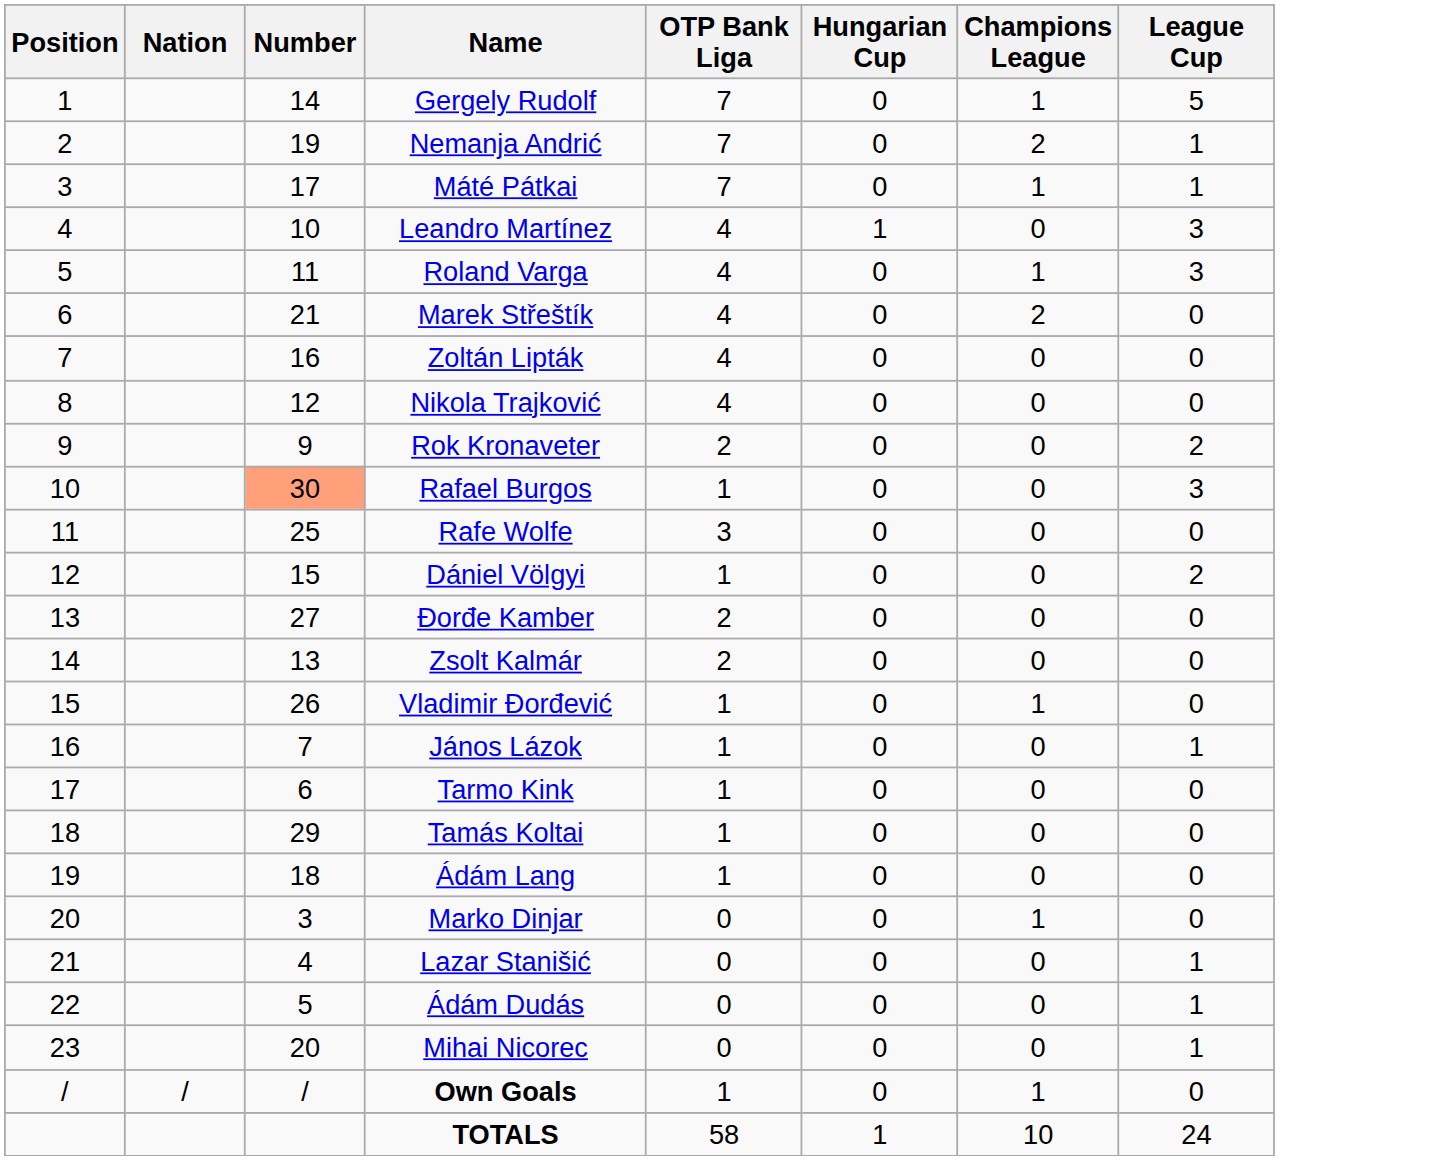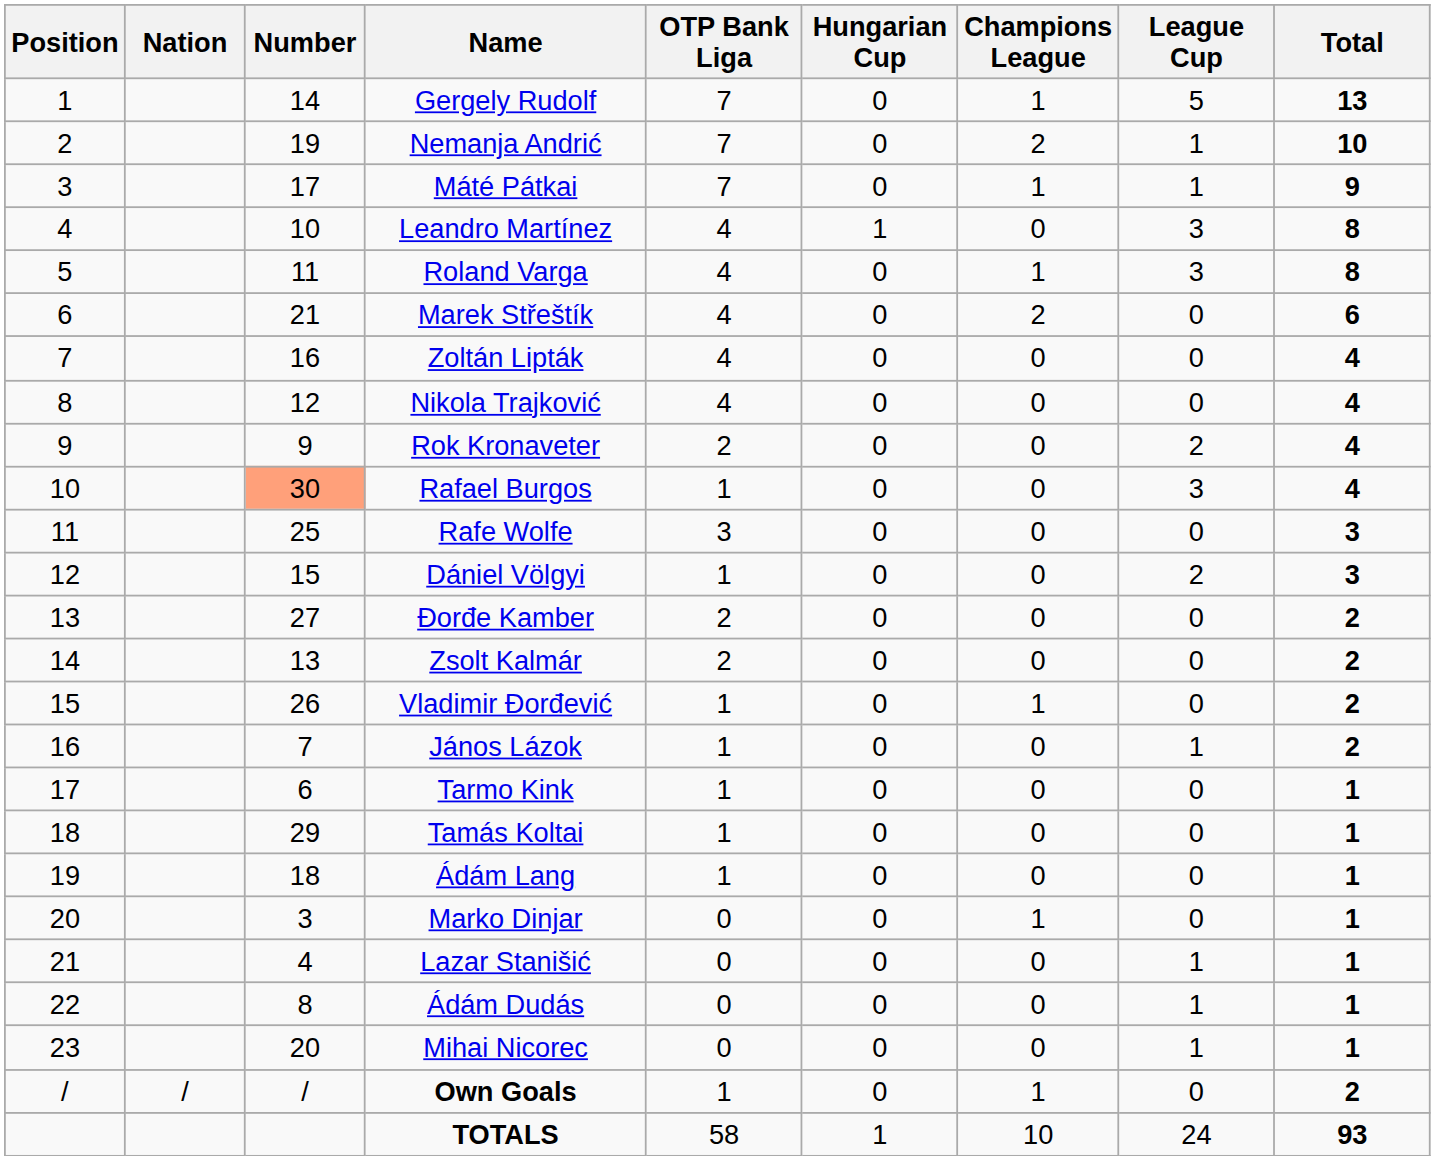+ column: (1352, 42)
(305, 1005) 5 -> (305, 1005) 8
